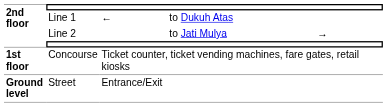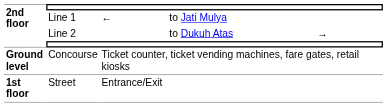(201, 18) to Dukuh Atas -> (198, 18) to Jati Mulya
(198, 33) to Jati Mulya -> (201, 33) to Dukuh Atas
(17, 61) 1st floor -> (24, 61) Ground level
(24, 88) Ground level -> (17, 88) 1st floor
